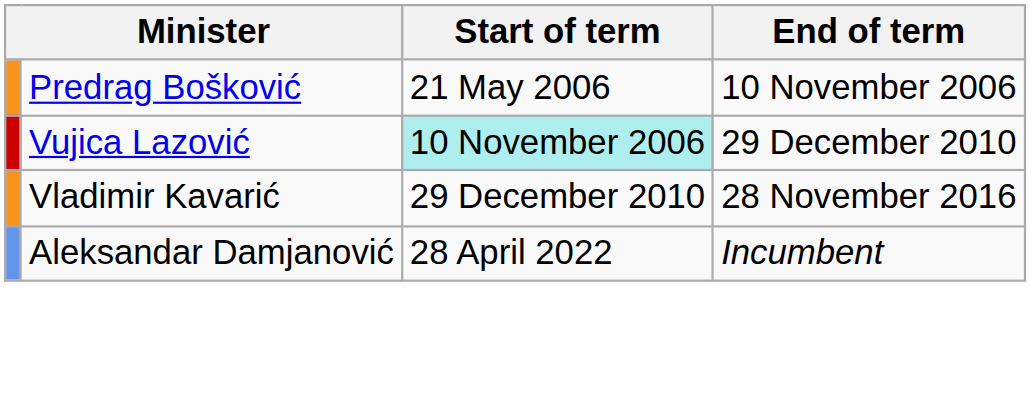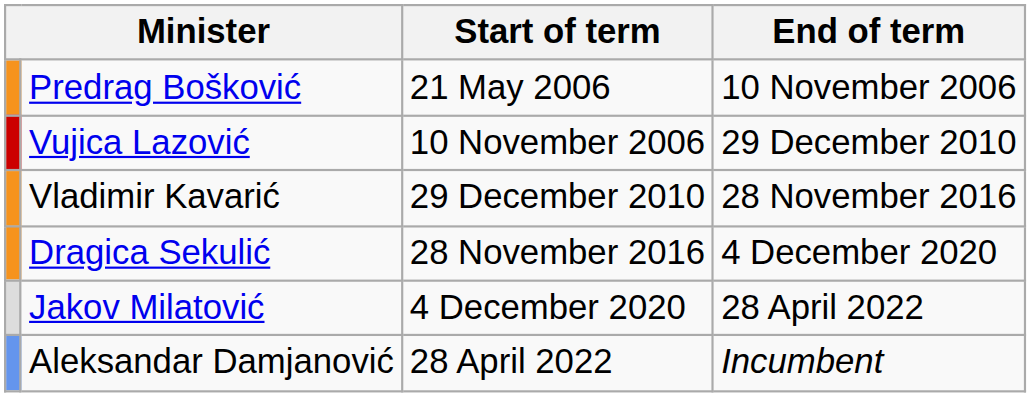(557, 142) paleturquoise background -> (557, 142) no background
+ row: (150, 252)
+ row: (147, 307)
